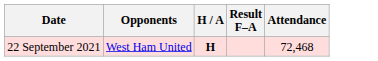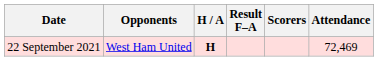+ column: (287, 20)
(297, 46) 72,468 -> (341, 46) 72,469
